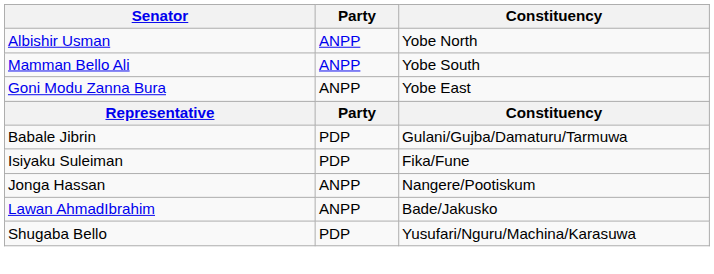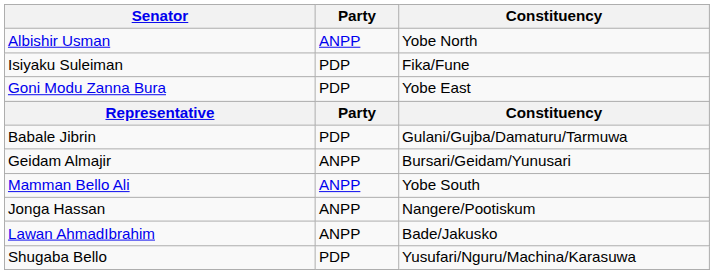rows swapped: (69, 64) <-> (65, 161)
(340, 88) ANPP -> (335, 88) PDP
+ row: (60, 161)
